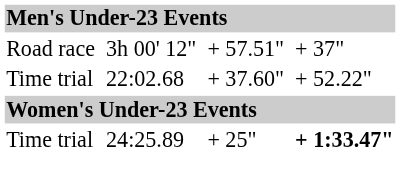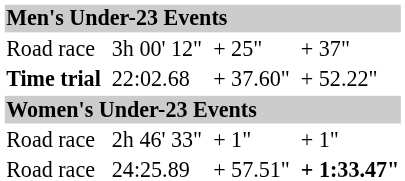(246, 48) + 57.51" -> (238, 48) + 25"
(50, 79) normal -> (53, 79) bold
+ row: (157, 139)
(50, 139) Time trial -> (51, 170) Road race
(232, 139) + 25" -> (251, 170) + 57.51"
